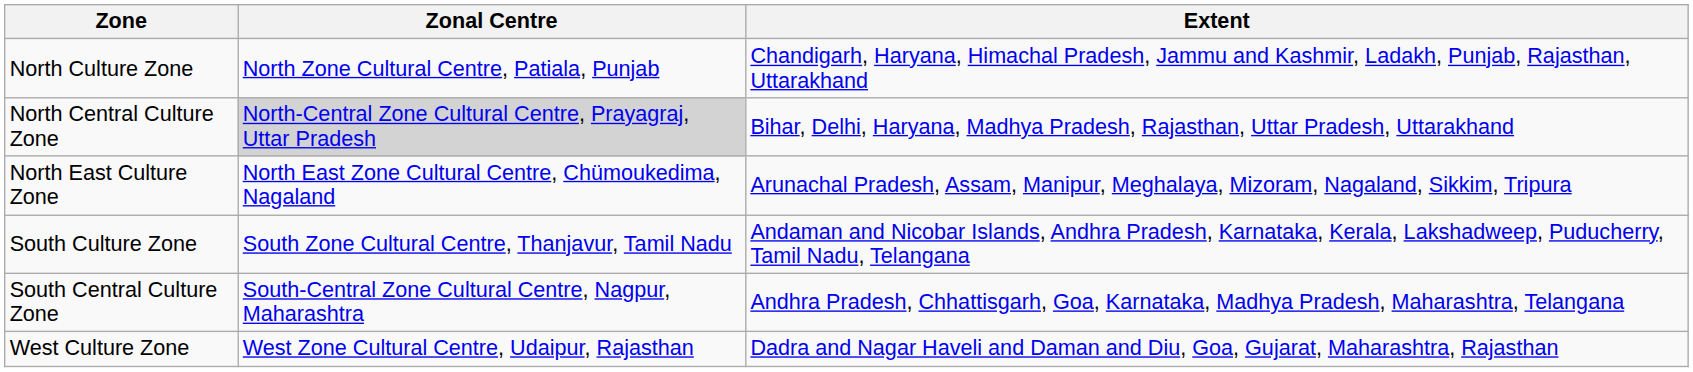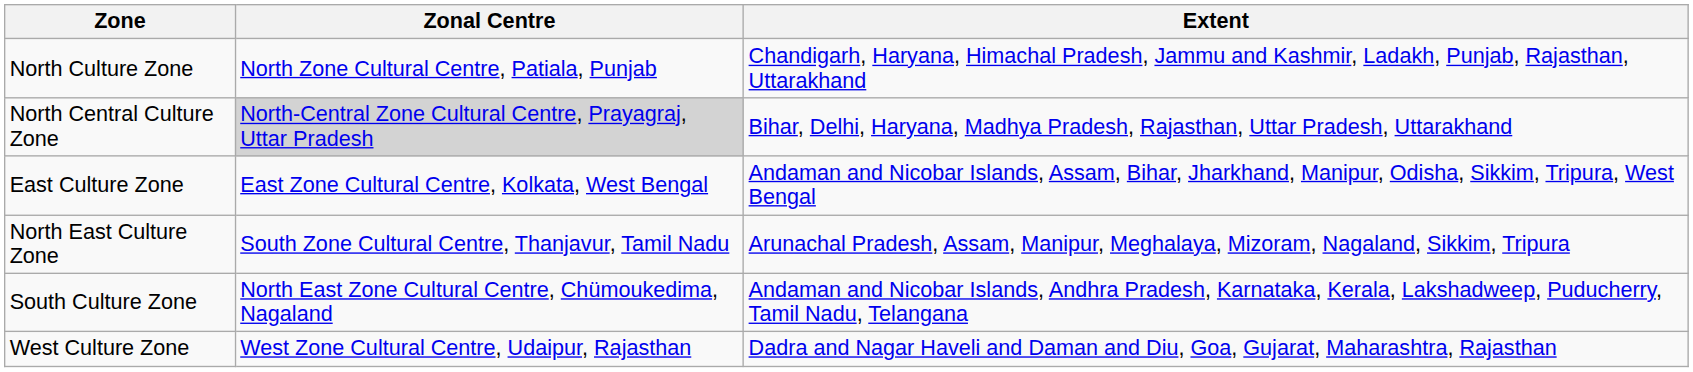+ row: (97, 185)
(482, 185) North East Zone Cultural Centre, Chümoukedima, Nagaland -> (485, 243) South Zone Cultural Centre, Thanjavur, Tamil Nadu
(487, 243) South Zone Cultural Centre, Thanjavur, Tamil Nadu -> (479, 302) North East Zone Cultural Centre, Chümoukedima, Nagaland
- row: (114, 302)
